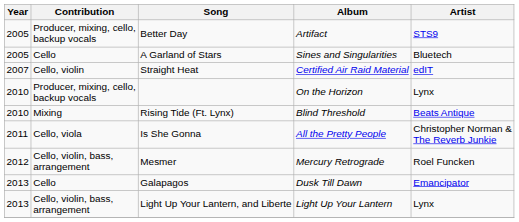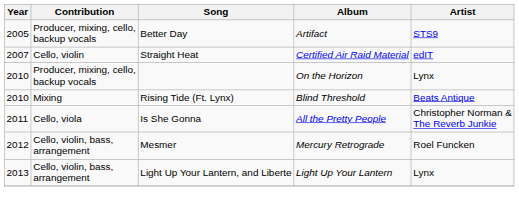- row: (181, 54)
- row: (164, 182)
